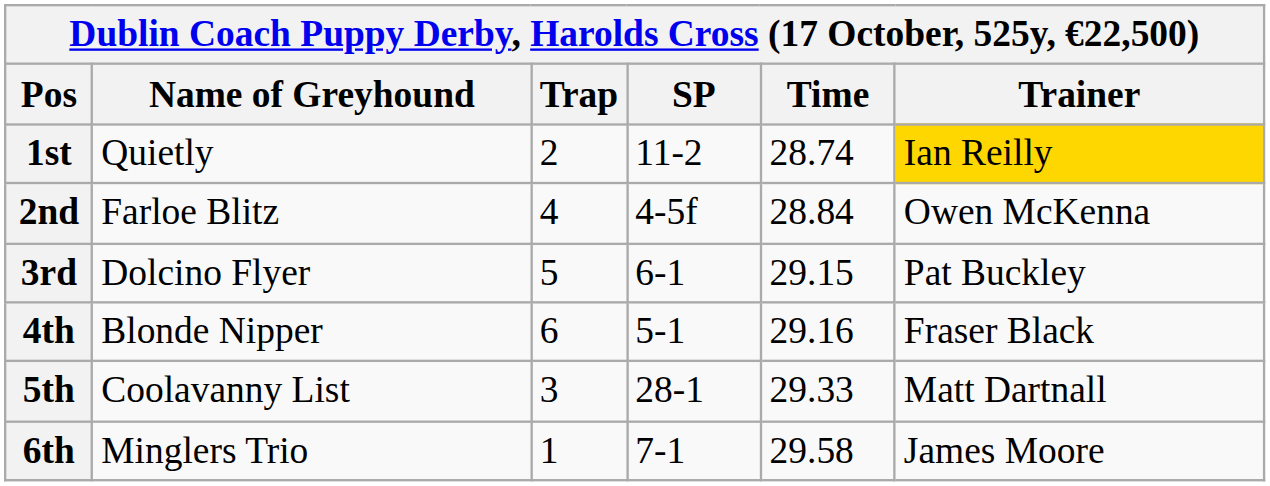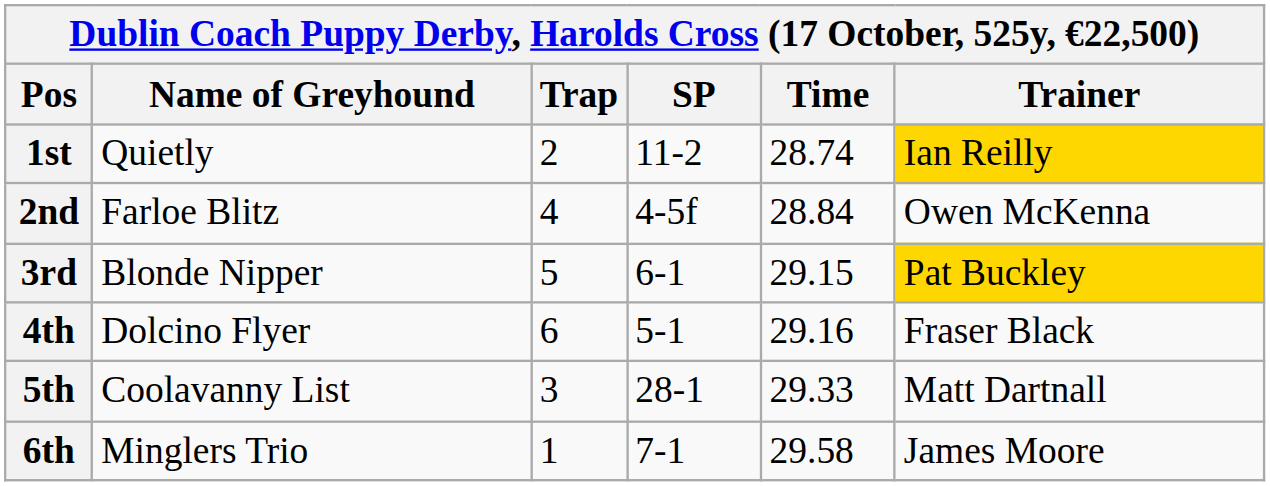(206, 271) Dolcino Flyer -> (212, 271) Blonde Nipper
(995, 271) no background -> (995, 271) gold background
(212, 331) Blonde Nipper -> (206, 331) Dolcino Flyer
